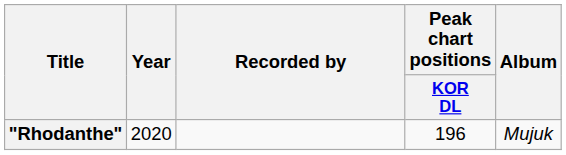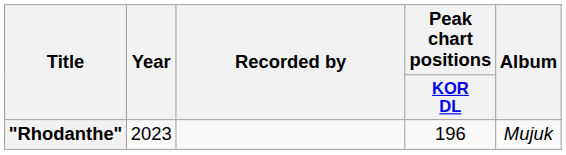(151, 134) 2020 -> (151, 134) 2023
